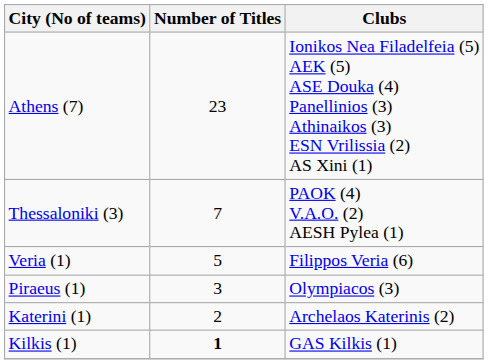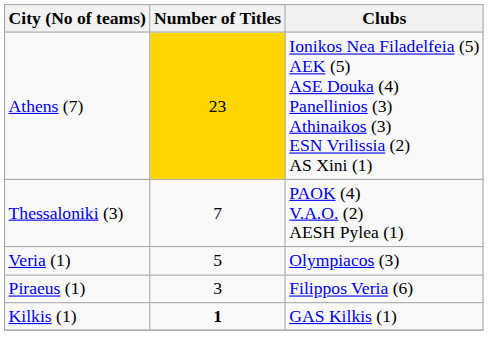(218, 105) no background -> (218, 105) gold background
(351, 260) Filippos Veria (6) -> (344, 260) Olympiacos (3)
(344, 288) Olympiacos (3) -> (351, 288) Filippos Veria (6)
- row: (50, 316)
